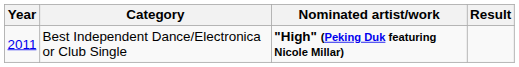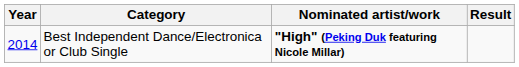(22, 44) 2011 -> (22, 44) 2014
